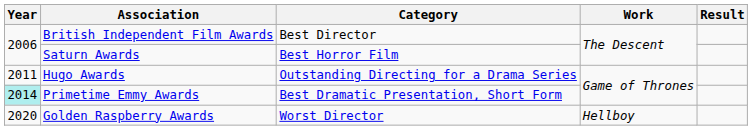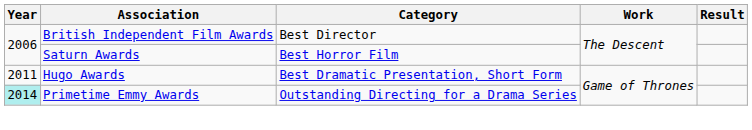(428, 75) Outstanding Directing for a Drama Series -> (421, 75) Best Dramatic Presentation, Short Form
(421, 95) Best Dramatic Presentation, Short Form -> (428, 95) Outstanding Directing for a Drama Series
- row: (129, 115)
